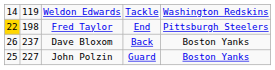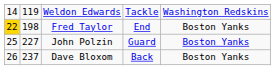(216, 27) Pittsburgh Steelers -> (216, 27) Boston Yanks
rows swapped: (82, 57) <-> (82, 42)
